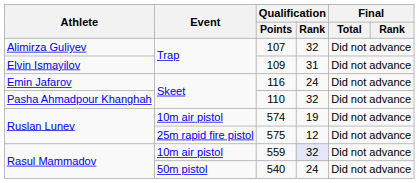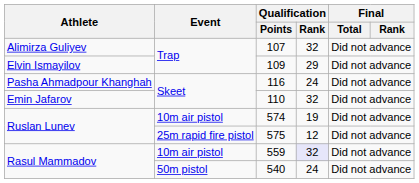(312, 65) 31 -> (312, 65) 29
(39, 83) Emin Jafarov -> (79, 83) Pasha Ahmadpour Khanghah
(79, 100) Pasha Ahmadpour Khanghah -> (39, 100) Emin Jafarov
